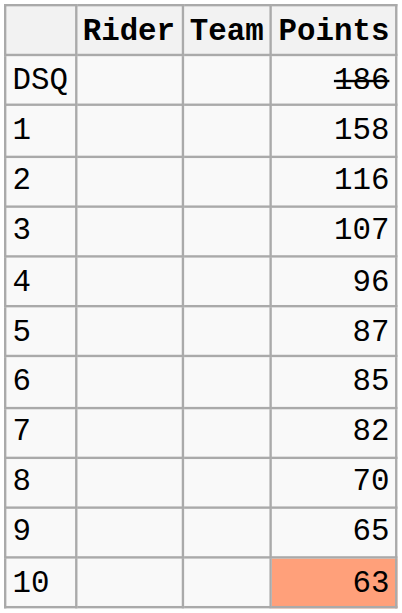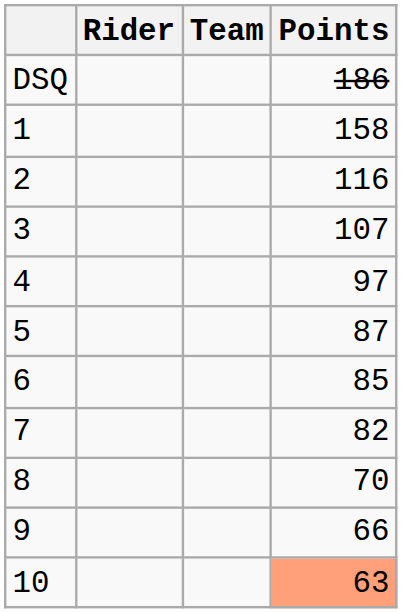(371, 281) 96 -> (371, 281) 97
(371, 532) 65 -> (371, 532) 66
